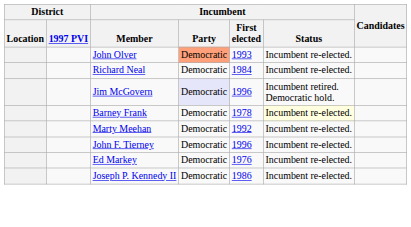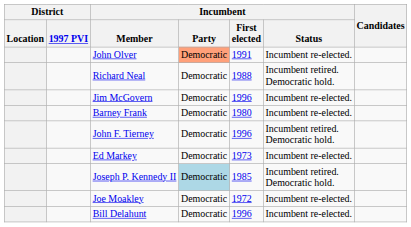(242, 54) 1993 -> (242, 54) 1991
(242, 70) 1984 -> (242, 76) 1988
(309, 70) Incumbent re-elected. -> (302, 76) Incumbent retired. Democratic hold.
(204, 92) lavender background -> (204, 97) no background
(302, 92) Incumbent retired. Democratic hold. -> (309, 97) Incumbent re-elected.
(242, 113) 1978 -> (242, 113) 1980
(309, 113) lightyellow background -> (309, 113) no background
- row: (122, 129)
(309, 144) Incumbent re-elected. -> (302, 134) Incumbent retired. Democratic hold.
(242, 160) 1976 -> (242, 155) 1973
(204, 176) no background -> (204, 177) lightblue background
(242, 176) 1986 -> (242, 177) 1985
(309, 176) Incumbent re-elected. -> (302, 177) Incumbent retired. Democratic hold.
+ row: (118, 198)
+ row: (119, 214)
